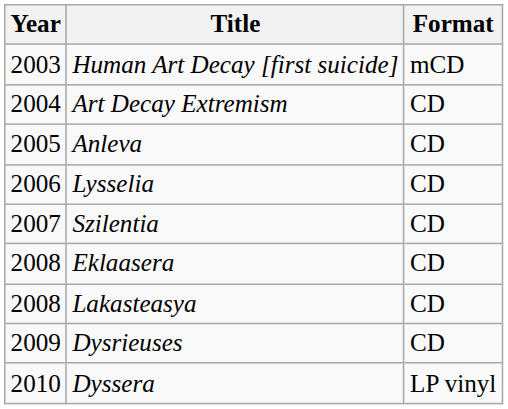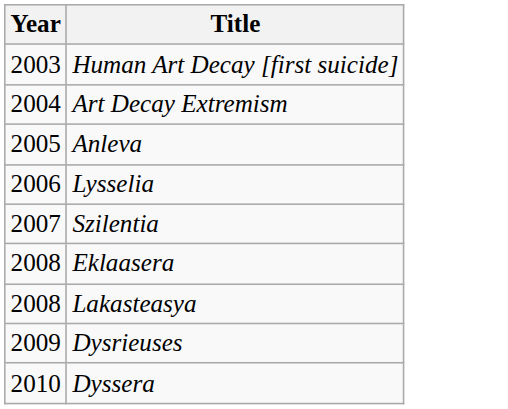- column: (453, 24)
